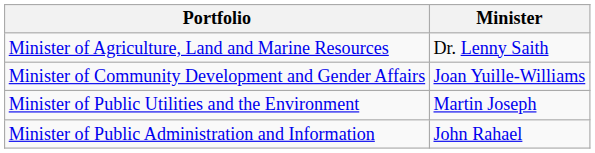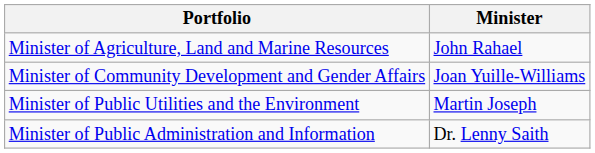(491, 47) Dr. Lenny Saith -> (478, 47) John Rahael
(478, 133) John Rahael -> (491, 133) Dr. Lenny Saith
